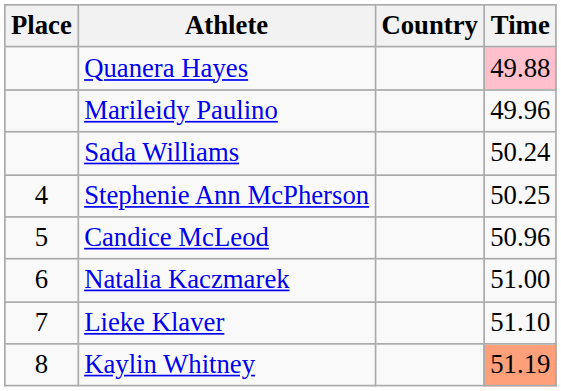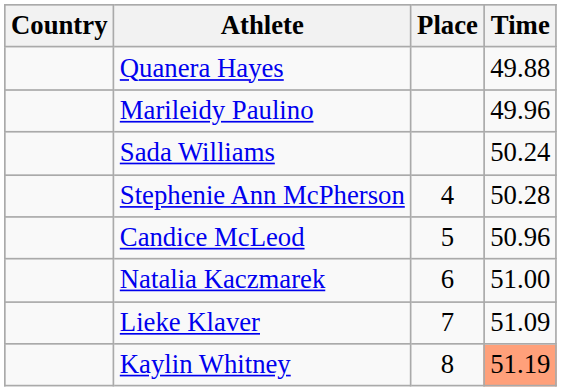columns swapped: (41, 25) <-> (430, 25)
(520, 68) pink background -> (520, 68) no background
(520, 195) 50.25 -> (520, 195) 50.28
(520, 322) 51.10 -> (520, 322) 51.09
